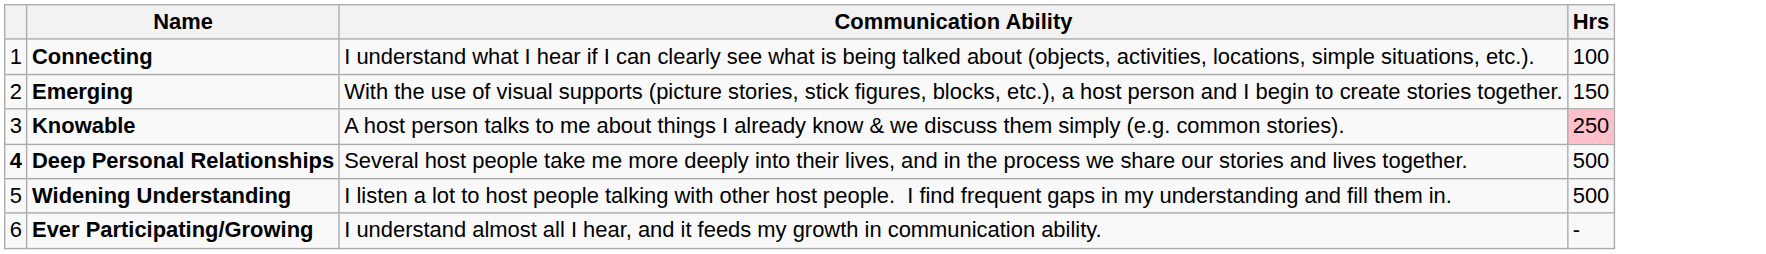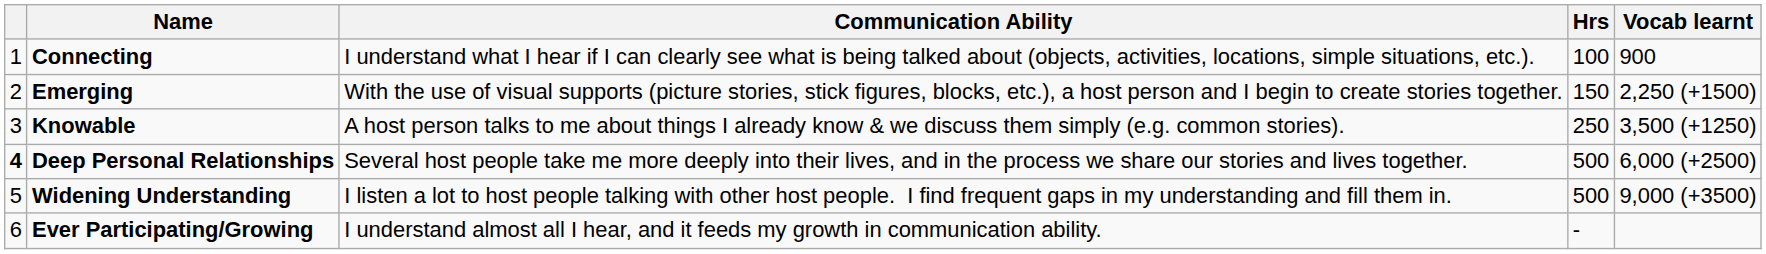+ column: (1688, 21)
(1591, 126) pink background -> (1591, 126) no background
